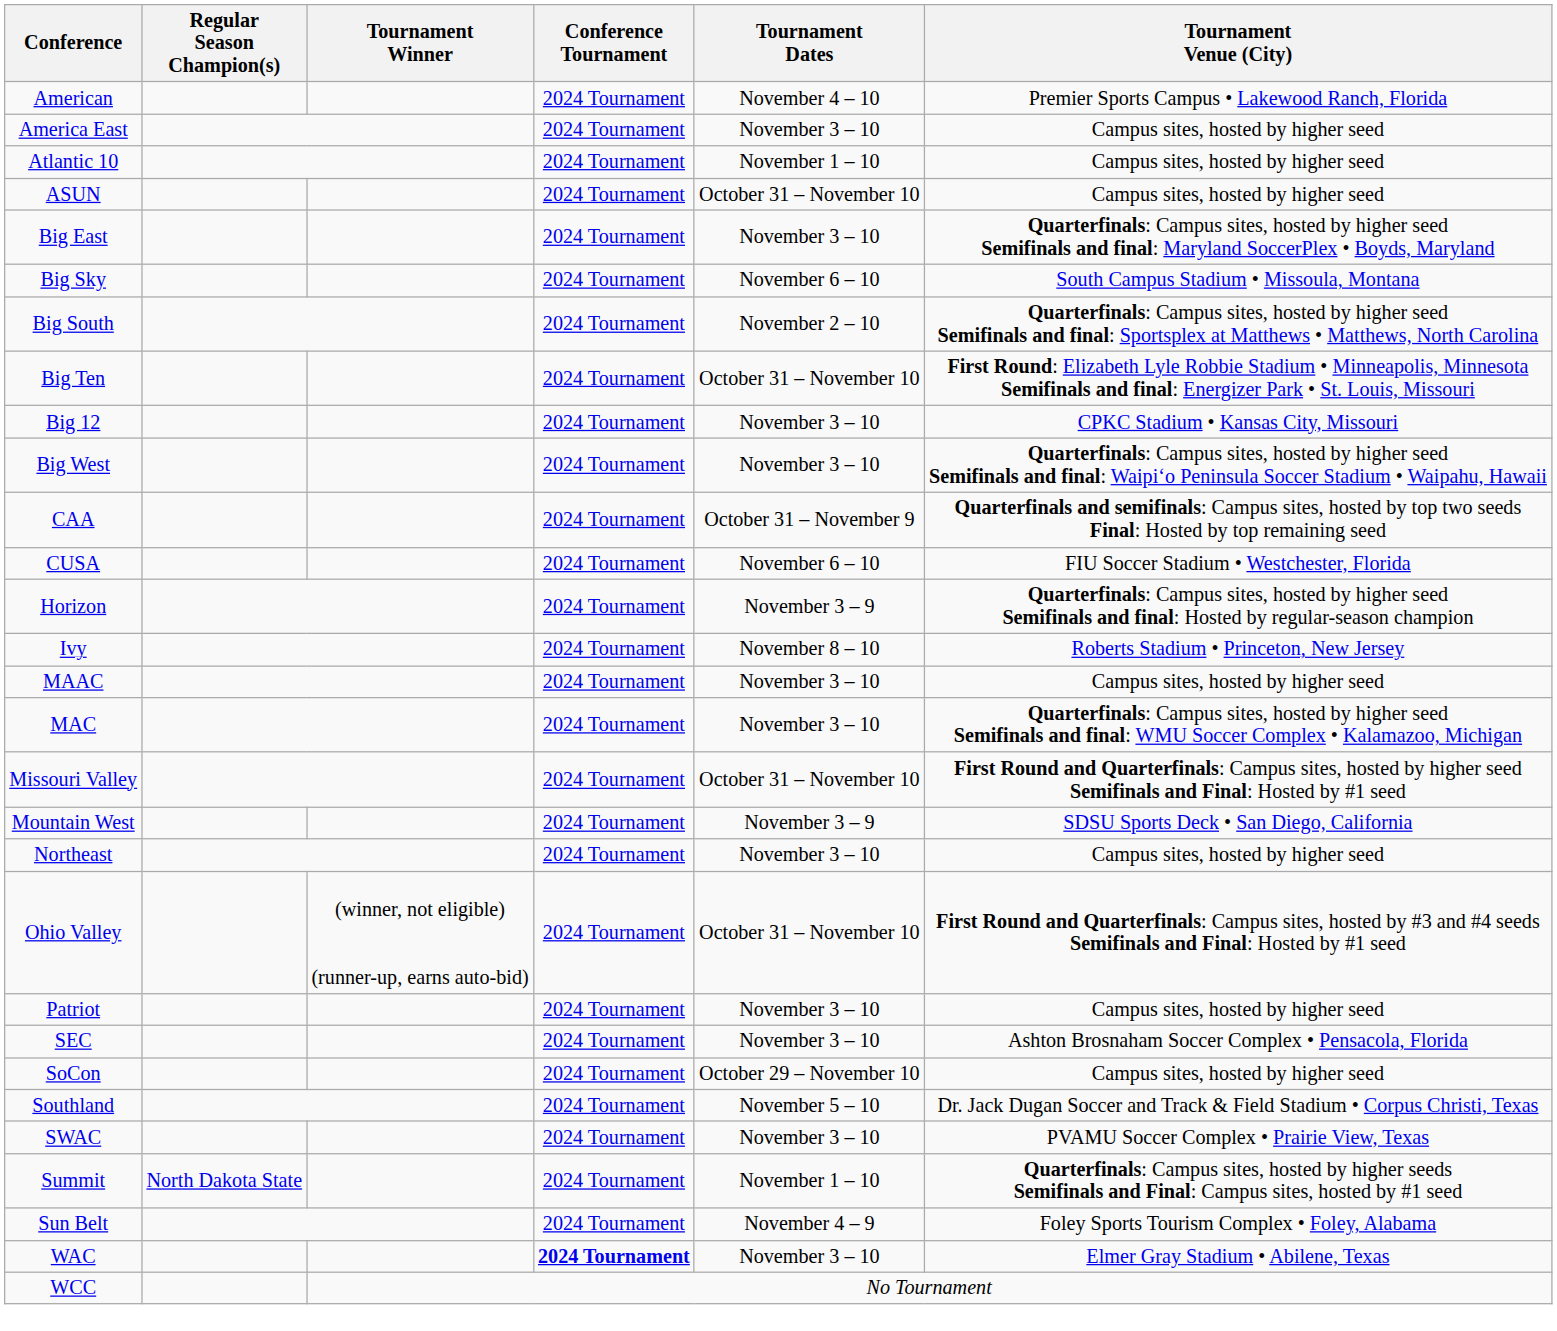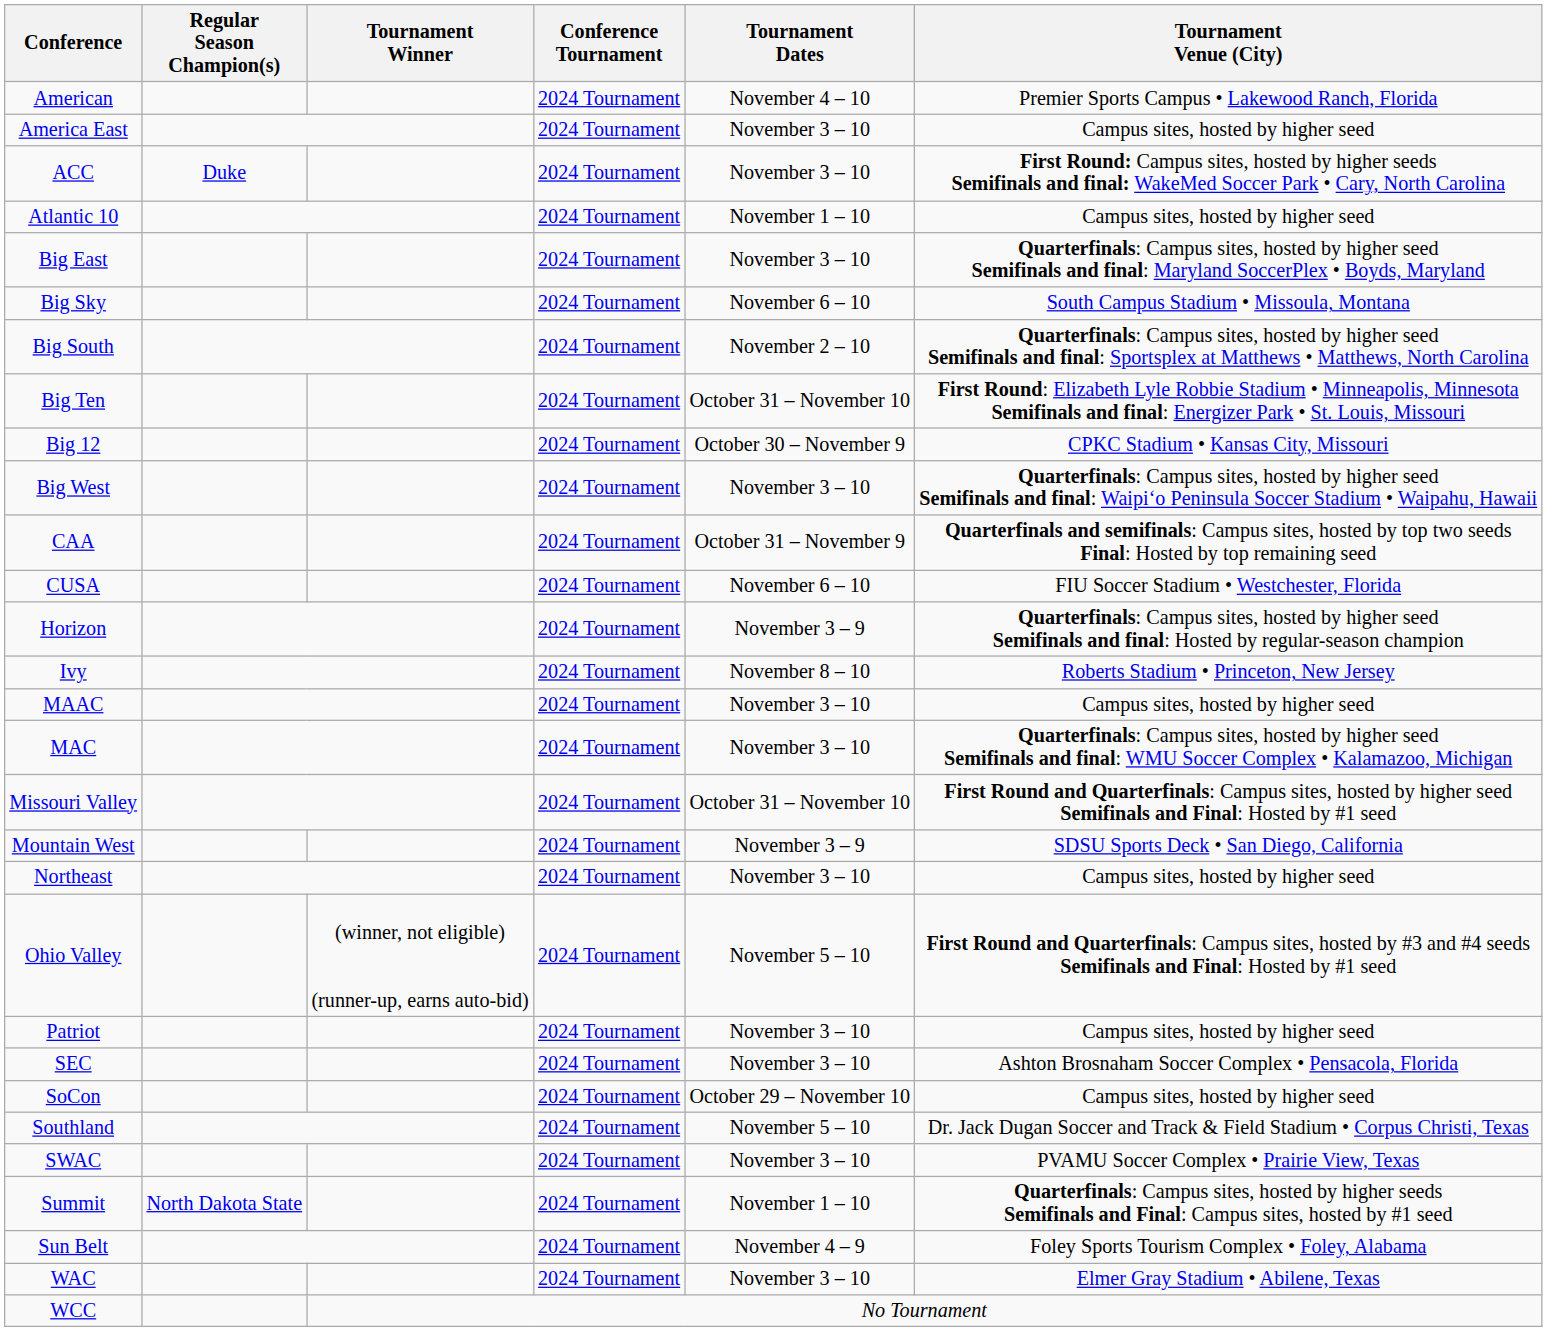+ row: (73, 173)
- row: (73, 193)
(809, 421) November 3 – 10 -> (800, 444) October 30 – November 9
(809, 932) October 31 – November 10 -> (800, 954) November 5 – 10
(614, 1255) bold -> (609, 1278) normal
